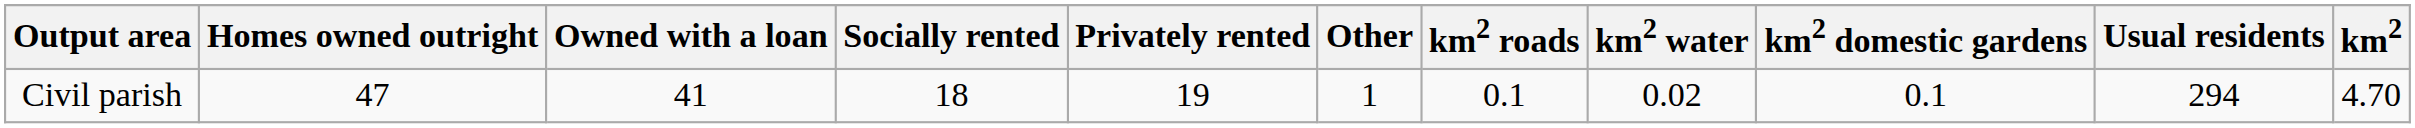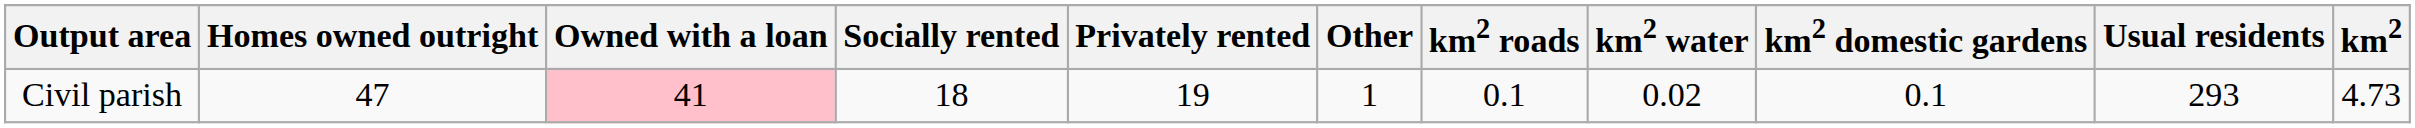(691, 94) no background -> (691, 94) pink background
(2214, 94) 294 -> (2214, 94) 293
(2371, 94) 4.70 -> (2371, 94) 4.73
